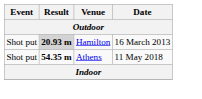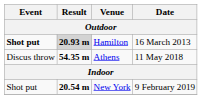(22, 42) normal -> (23, 42) bold
(22, 57) Shot put -> (31, 57) Discus throw
+ row: (112, 87)
